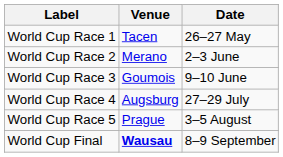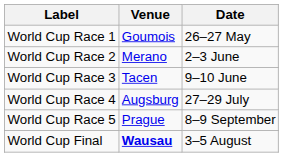(140, 36) Tacen -> (148, 36) Goumois
(148, 78) Goumois -> (140, 78) Tacen
(218, 120) 3–5 August -> (230, 120) 8–9 September
(230, 141) 8–9 September -> (218, 141) 3–5 August
